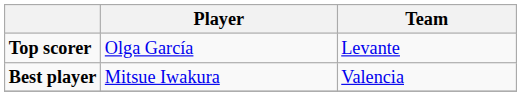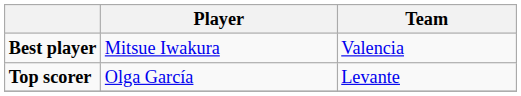rows swapped: (53, 76) <-> (50, 47)
